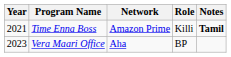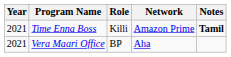columns swapped: (185, 12) <-> (140, 12)
(17, 44) 2023 -> (17, 44) 2021
